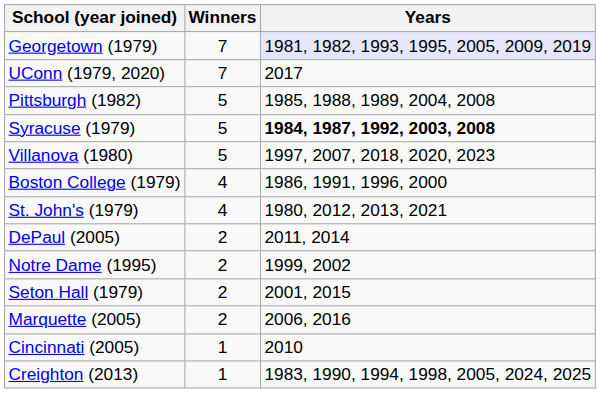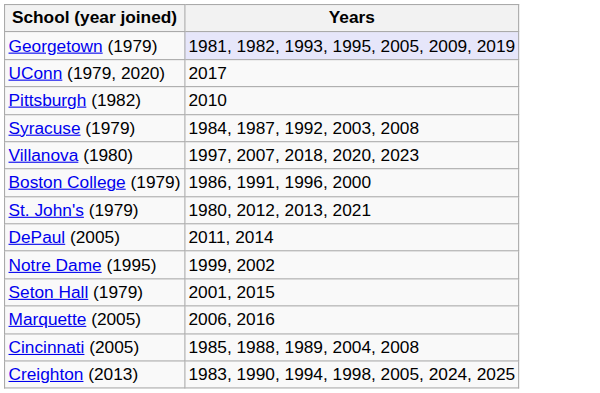- column: (222, 18)
(380, 100) 1985, 1988, 1989, 2004, 2008 -> (208, 100) 2010
(380, 127) bold -> (304, 127) normal
(284, 347) 2010 -> (304, 347) 1985, 1988, 1989, 2004, 2008
